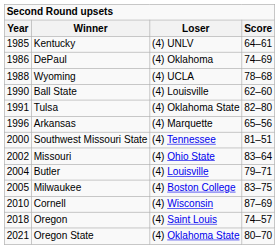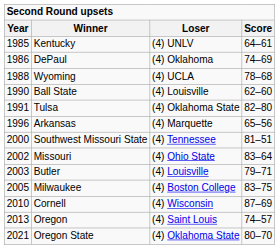(18, 172) 2004 -> (18, 172) 2003
(18, 220) 2018 -> (18, 220) 2013
